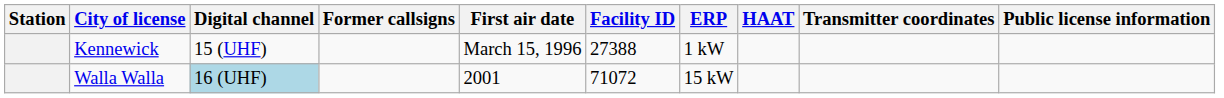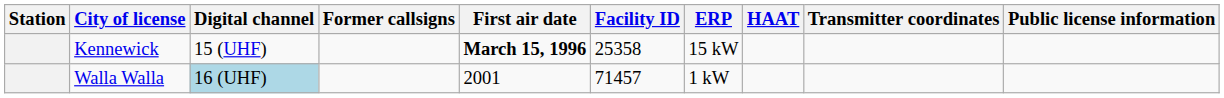(522, 48) normal -> (525, 48) bold
(613, 48) 27388 -> (618, 48) 25358
(704, 48) 1 kW -> (713, 48) 15 kW
(613, 78) 71072 -> (618, 78) 71457
(709, 78) 15 kW -> (709, 78) 1 kW
